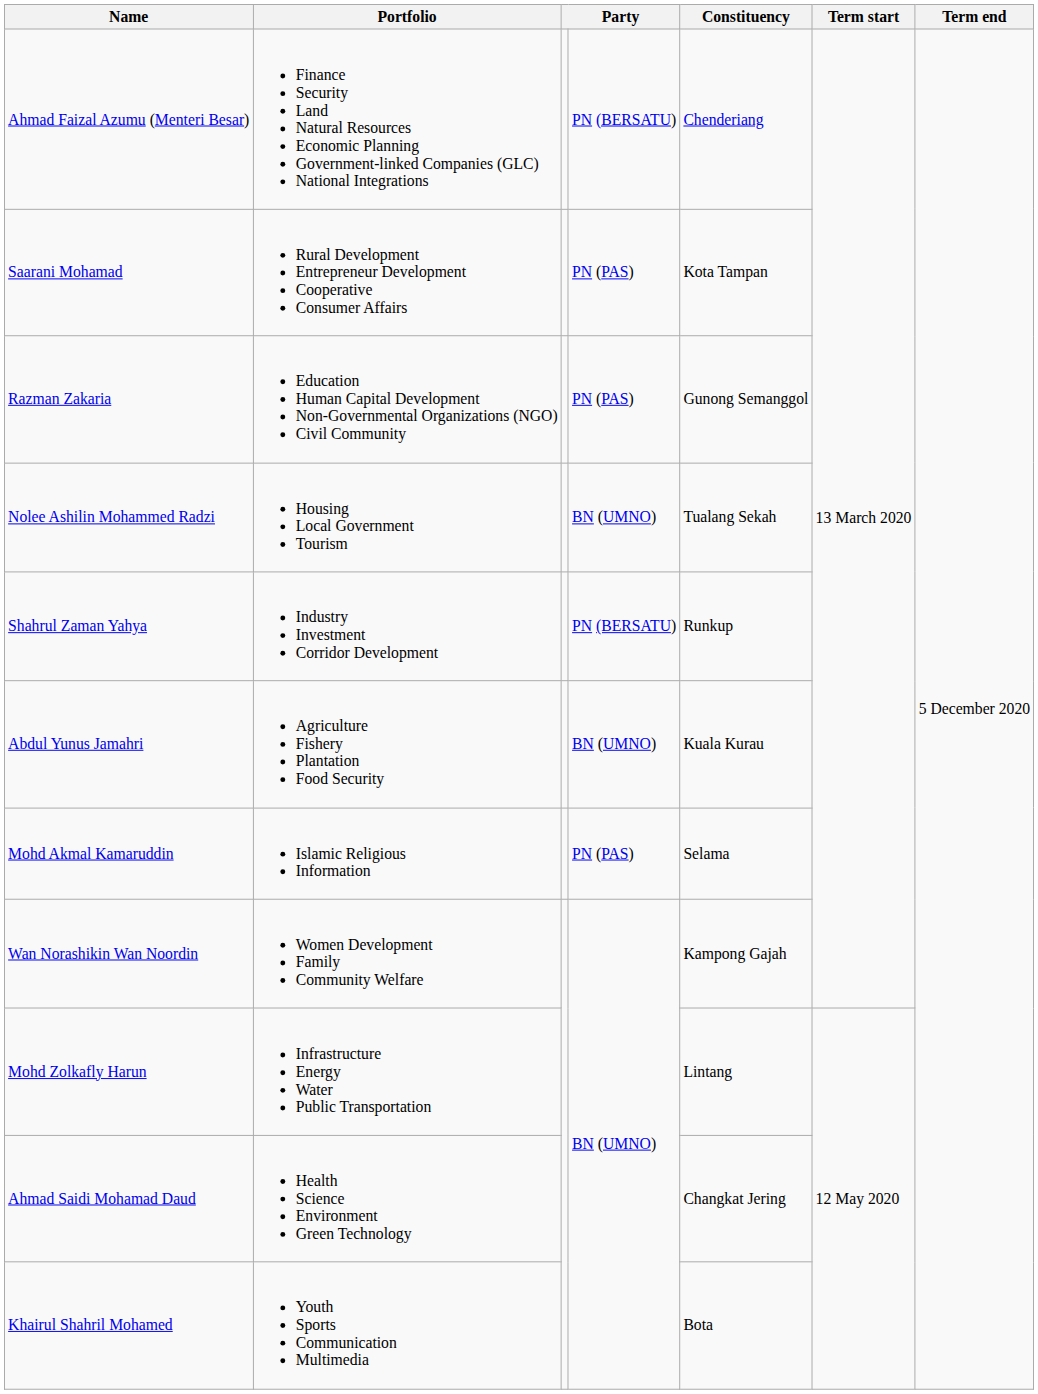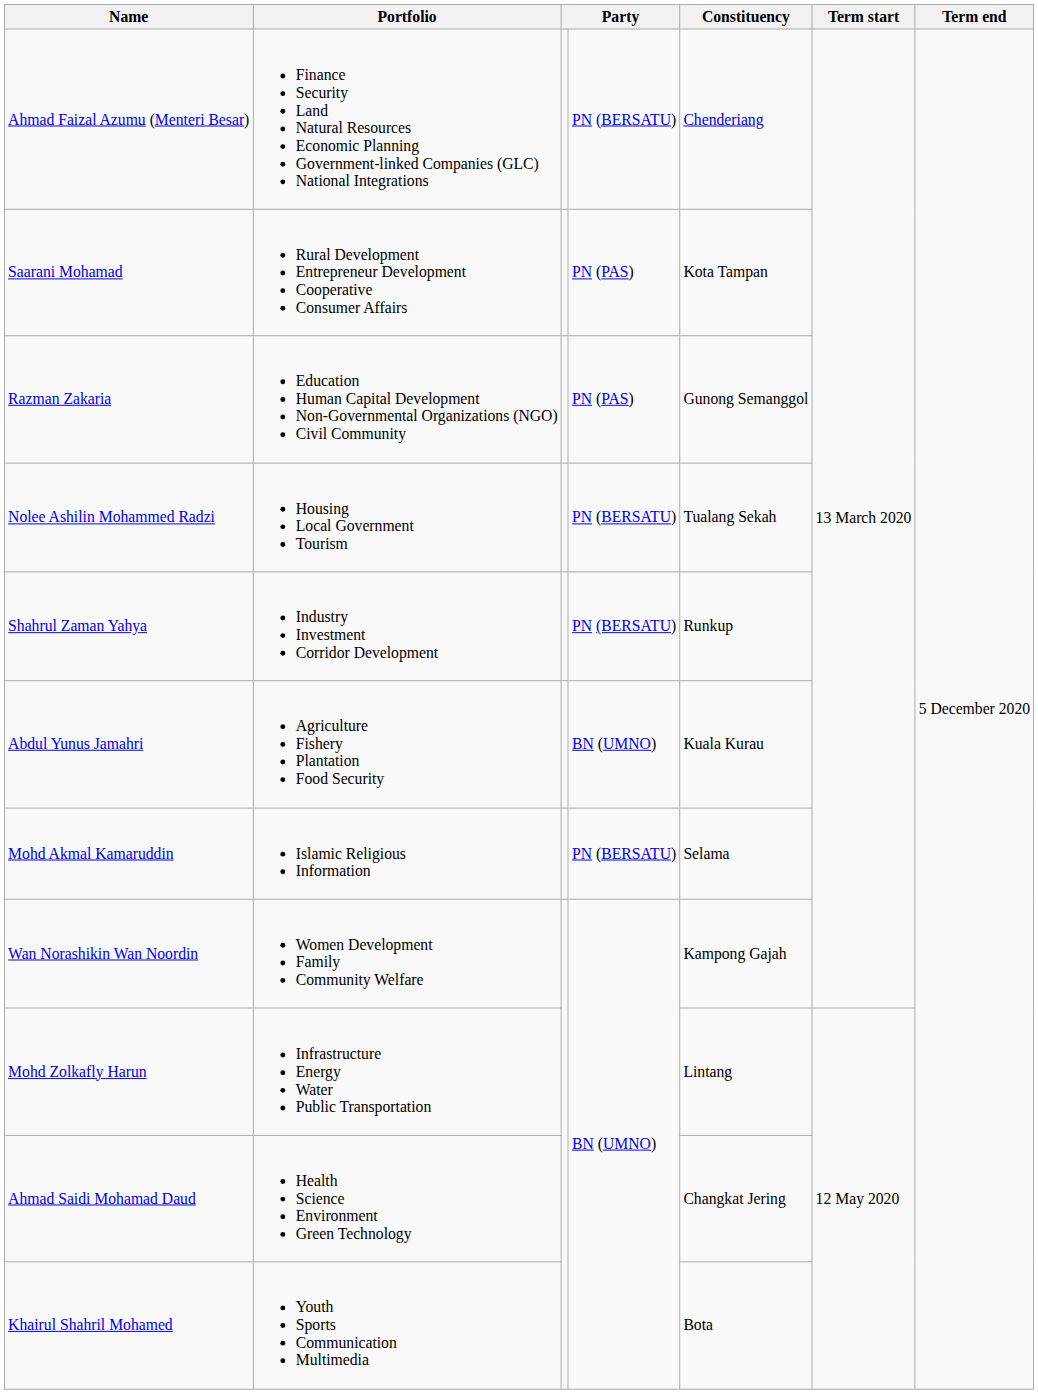(614, 517) BN (UMNO) -> (624, 517) PN (BERSATU)
(603, 853) PN (PAS) -> (624, 853) PN (BERSATU)
